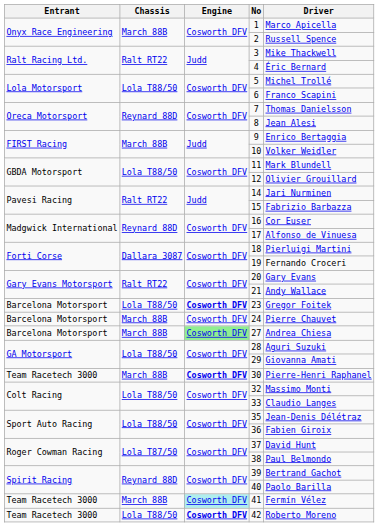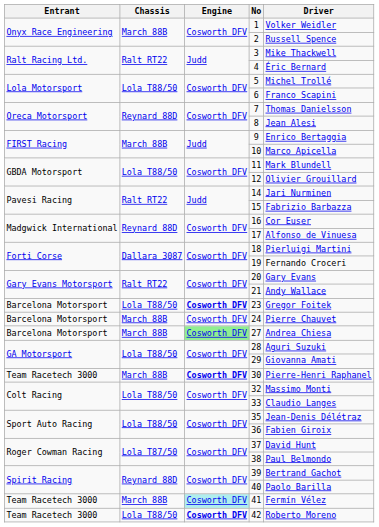(301, 25) Marco Apicella -> (301, 25) Volker Weidler
(301, 151) Volker Weidler -> (301, 151) Marco Apicella
